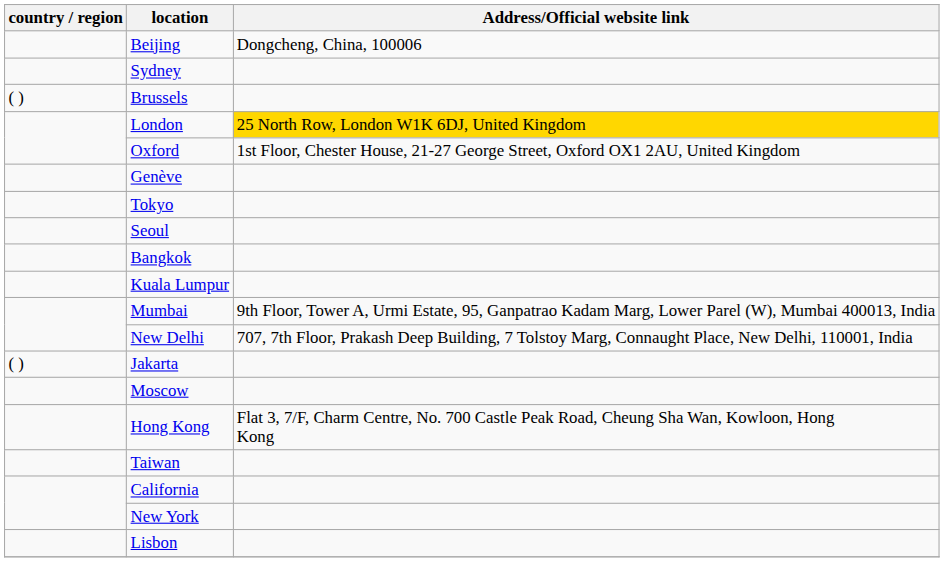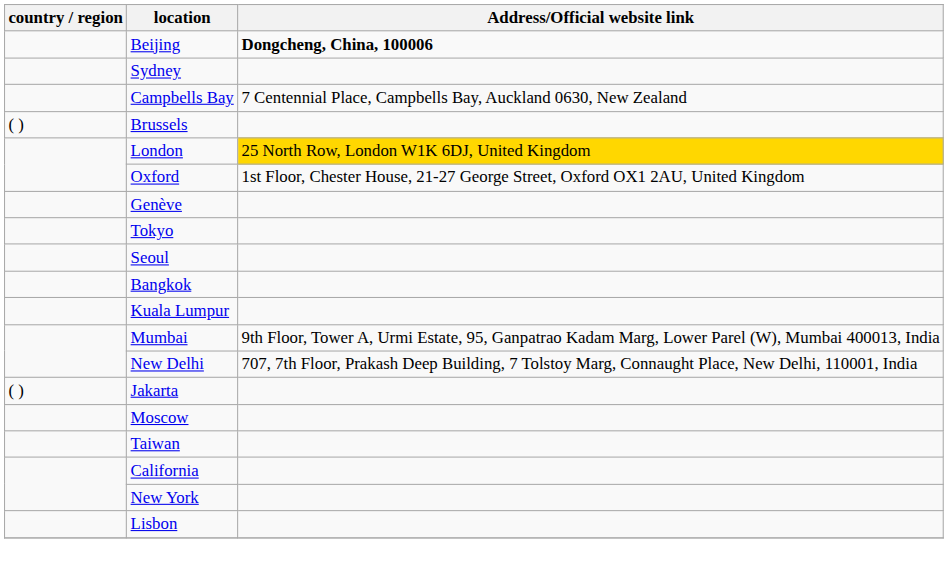(329, 44) normal -> (337, 44) bold
+ row: (182, 97)
- row: (170, 426)
